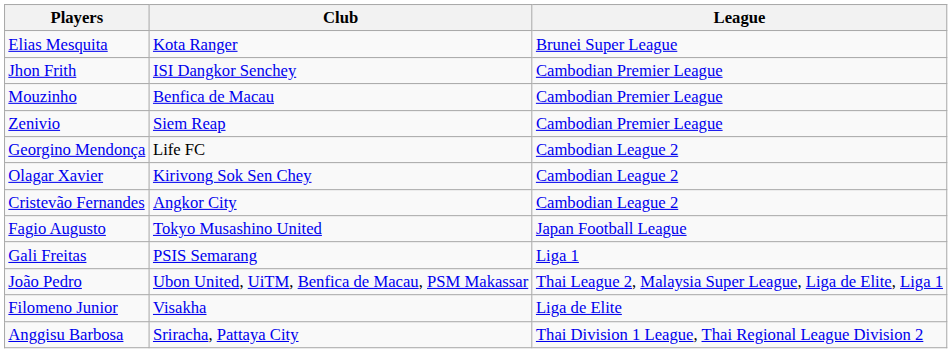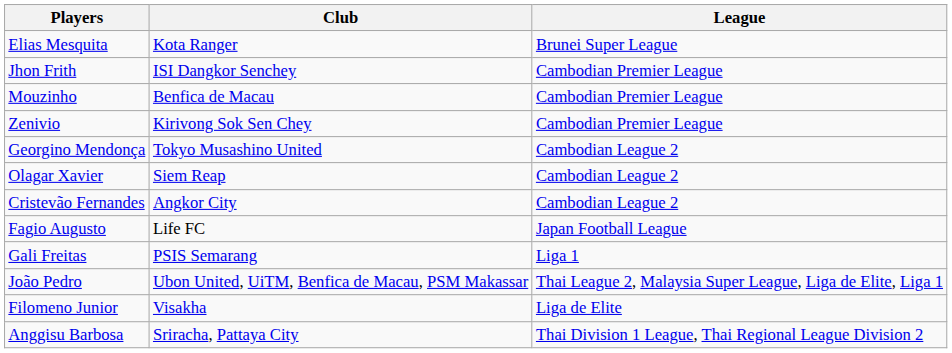(189, 123) Siem Reap -> (232, 123) Kirivong Sok Sen Chey
(179, 149) Life FC -> (237, 149) Tokyo Musashino United
(232, 176) Kirivong Sok Sen Chey -> (189, 176) Siem Reap
(237, 228) Tokyo Musashino United -> (179, 228) Life FC
